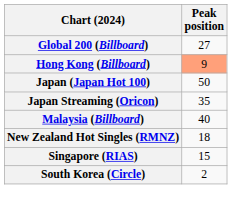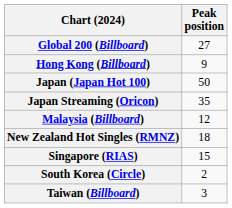(204, 63) lightsalmon background -> (204, 63) no background
(204, 119) 40 -> (204, 119) 12
+ row: (93, 193)
